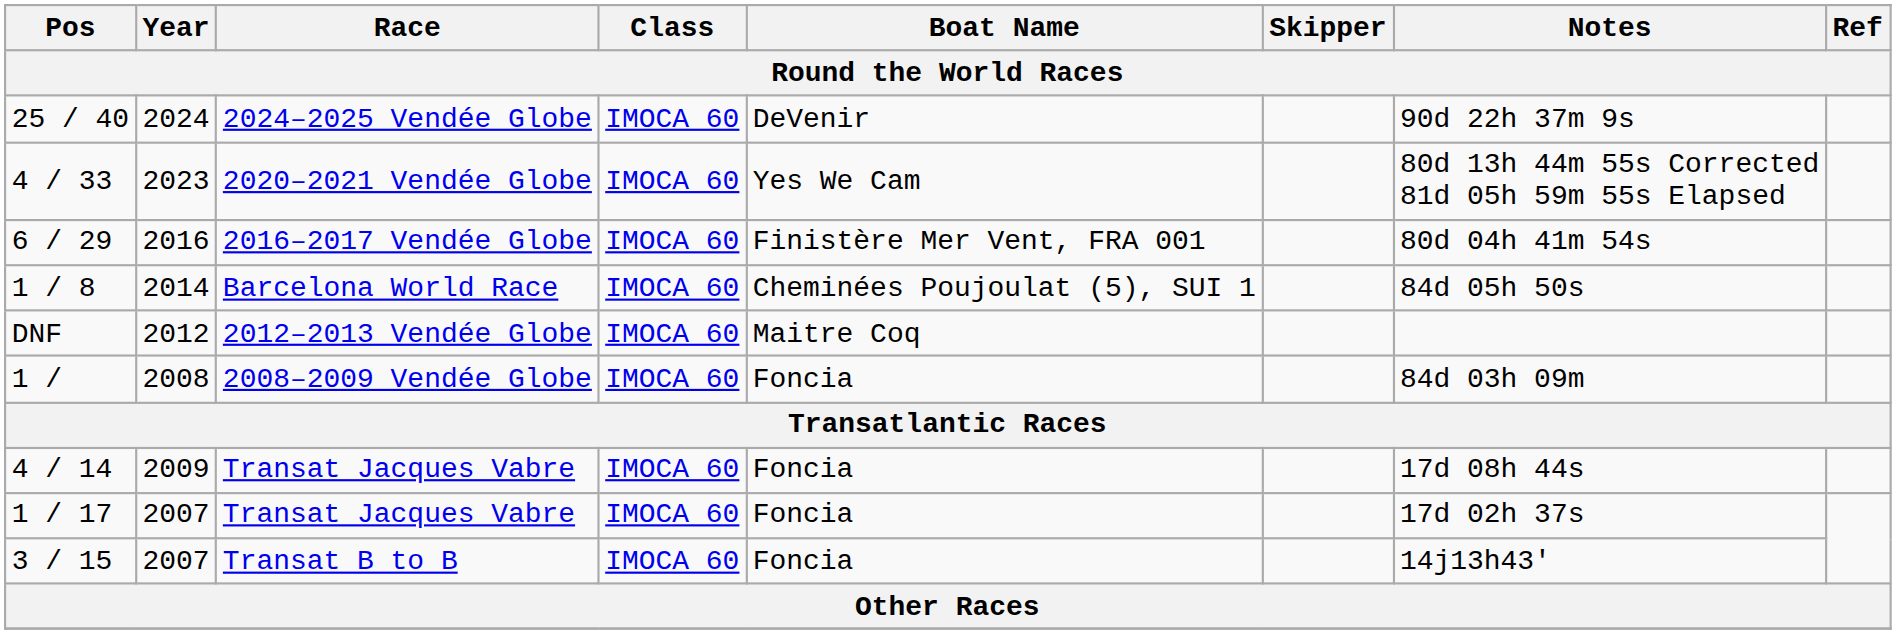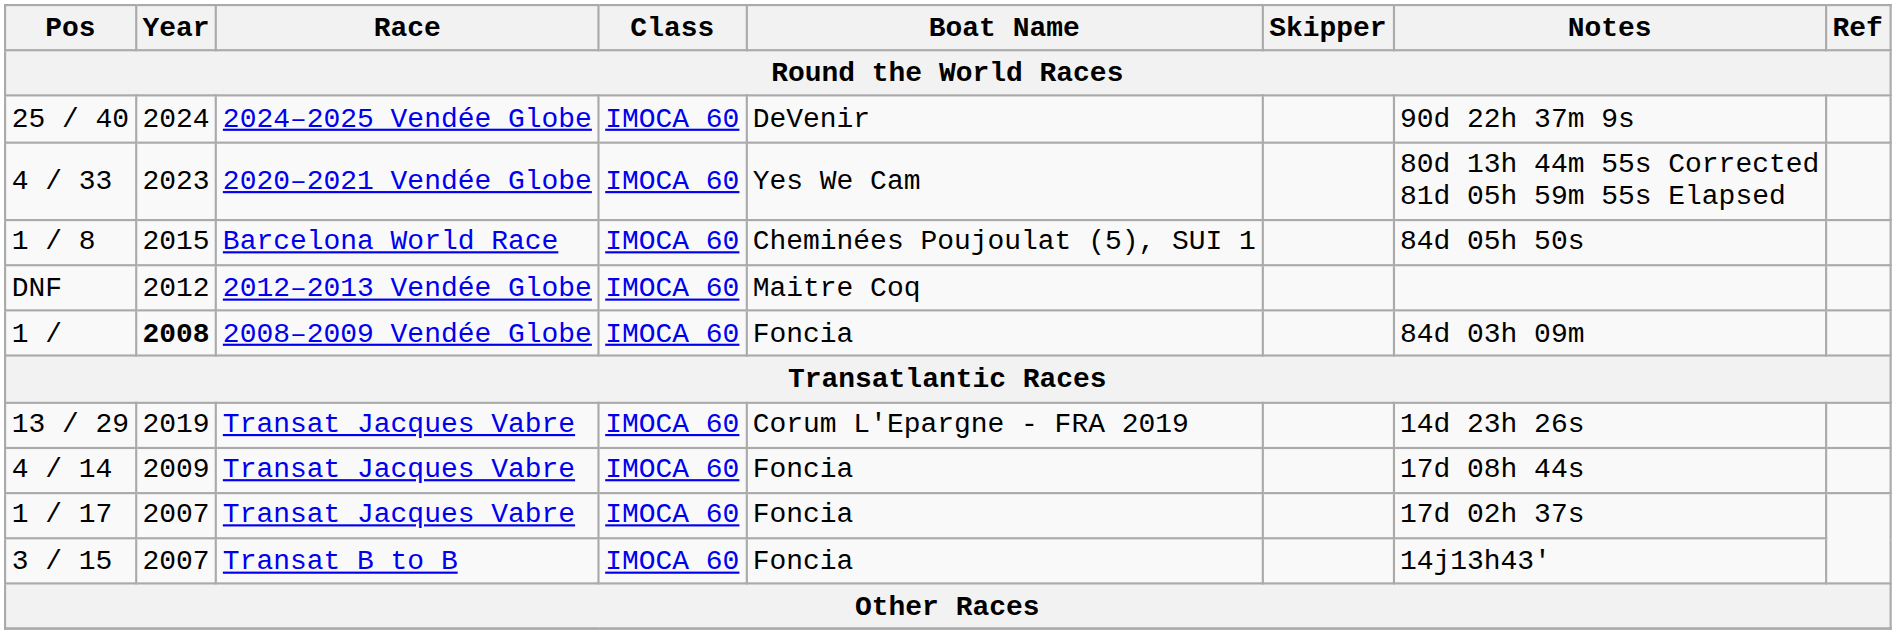- row: (62, 242)
(176, 288) 2014 -> (176, 242) 2015
(176, 379) normal -> (176, 333) bold
+ row: (70, 425)
